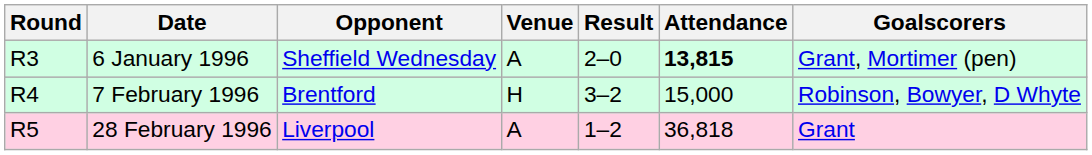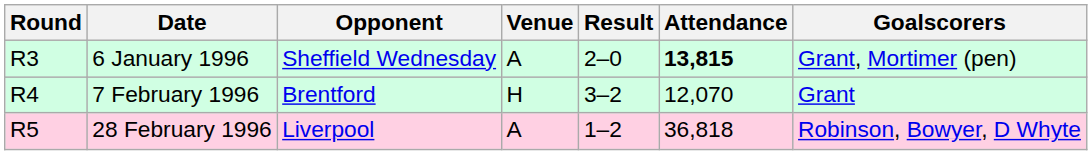(699, 94) 15,000 -> (699, 94) 12,070
(940, 94) Robinson, Bowyer, D Whyte -> (826, 94) Grant
(826, 130) Grant -> (940, 130) Robinson, Bowyer, D Whyte
